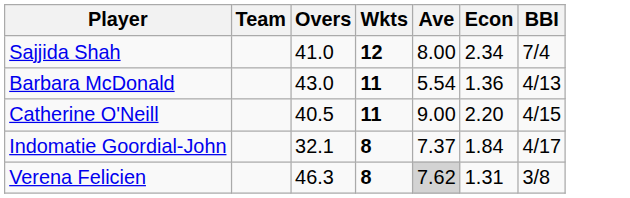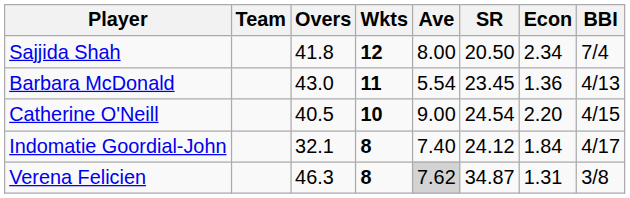+ column: (490, 20)
(314, 51) 41.0 -> (314, 51) 41.8
(371, 114) 11 -> (372, 114) 10
(436, 146) 7.37 -> (436, 146) 7.40
